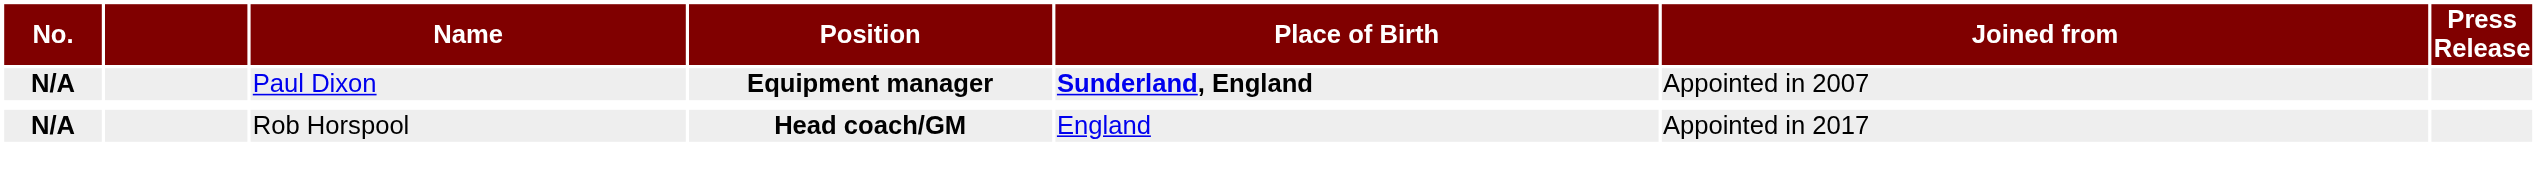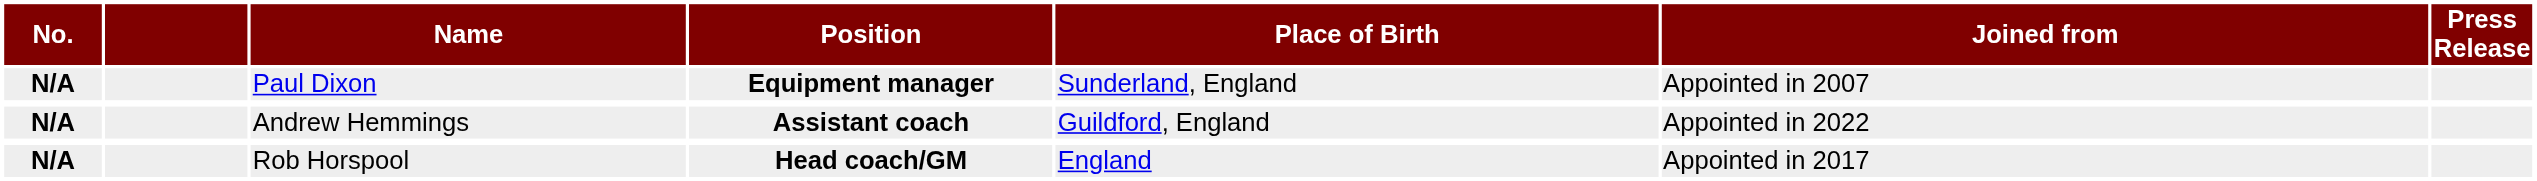(1185, 83) bold -> (1177, 83) normal
+ row: (361, 122)
